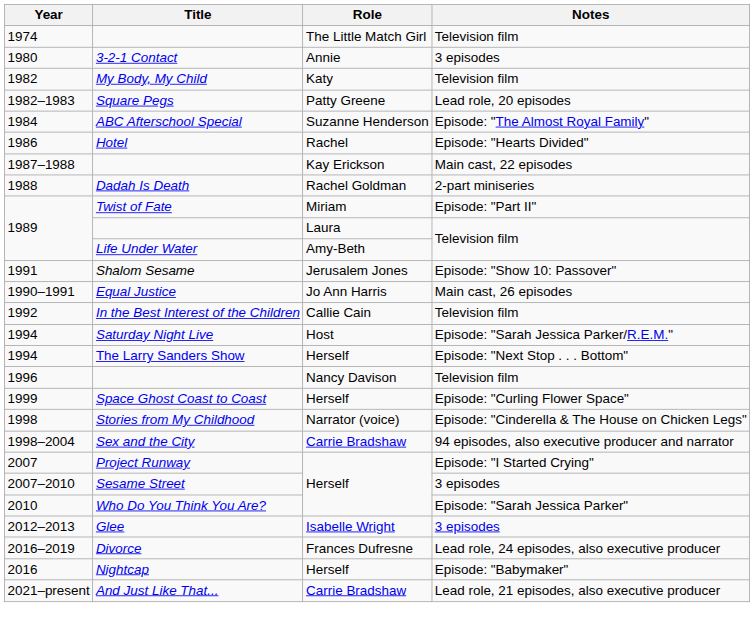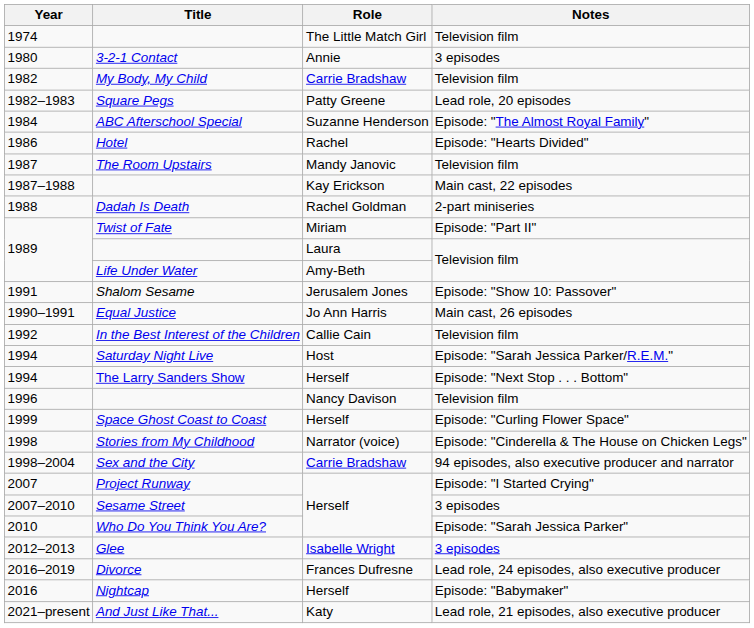(320, 79) Katy -> (356, 79) Carrie Bradshaw
+ row: (22, 164)
(356, 590) Carrie Bradshaw -> (320, 611) Katy
